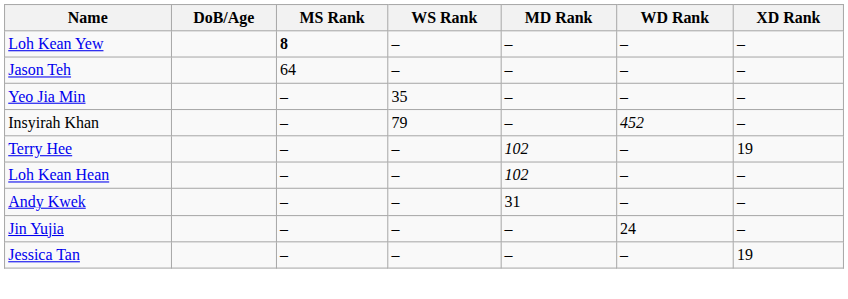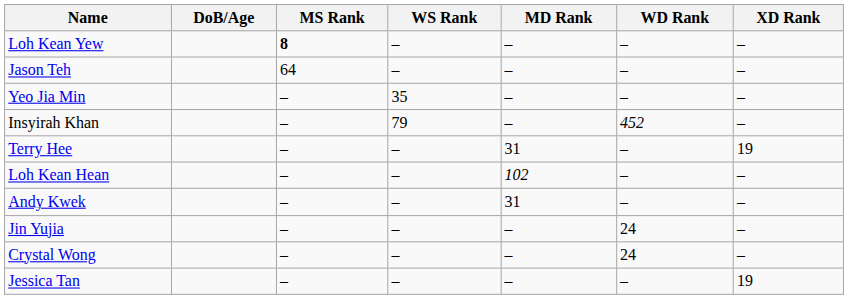(516, 149) 102 -> (512, 149) 31
+ row: (52, 254)
